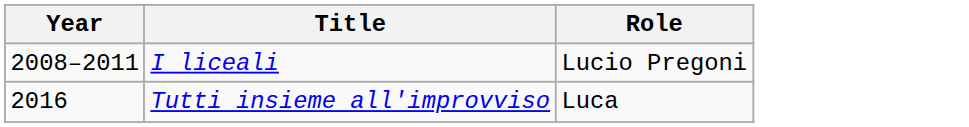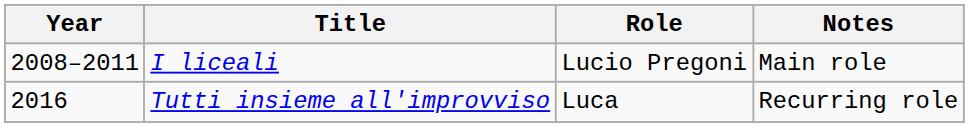+ column: (858, 24)
